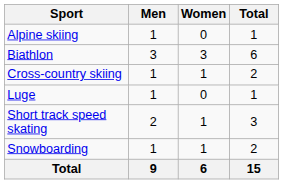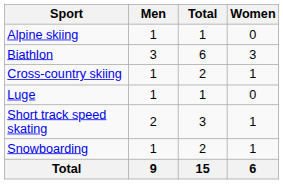columns swapped: (204, 14) <-> (254, 14)
